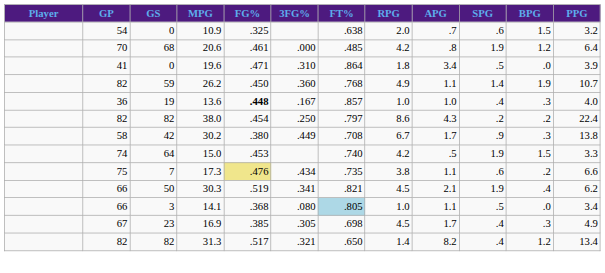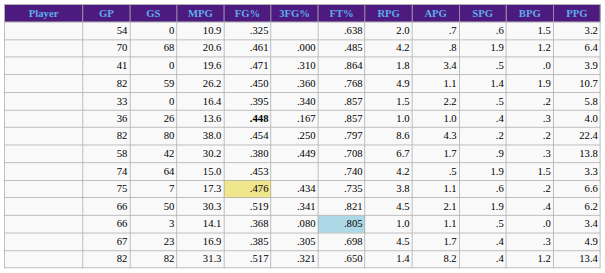+ row: (212, 101)
(169, 101) 19 -> (169, 119) 26
(169, 119) 82 -> (169, 136) 80
